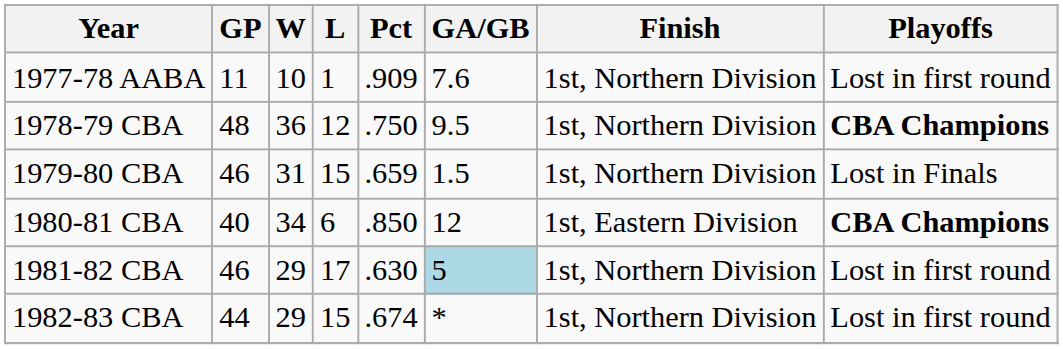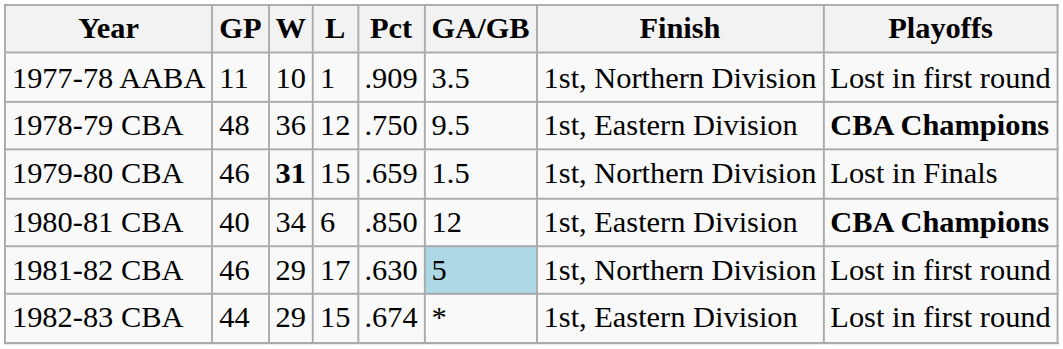(451, 76) 7.6 -> (451, 76) 3.5
(680, 125) 1st, Northern Division -> (671, 125) 1st, Eastern Division
(291, 173) normal -> (291, 173) bold
(680, 317) 1st, Northern Division -> (671, 317) 1st, Eastern Division
